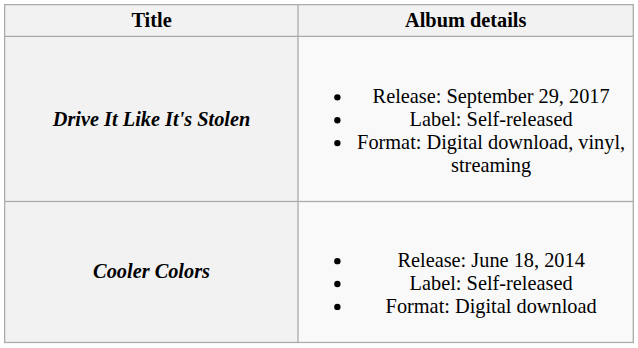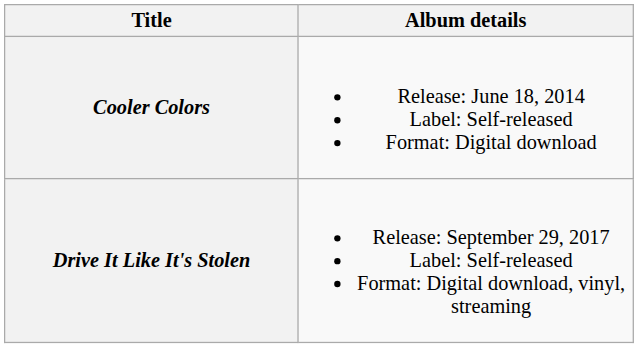rows swapped: (152, 271) <-> (152, 118)
